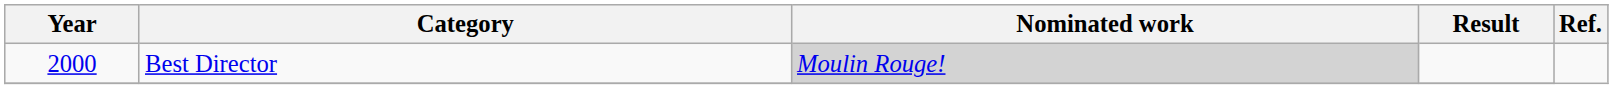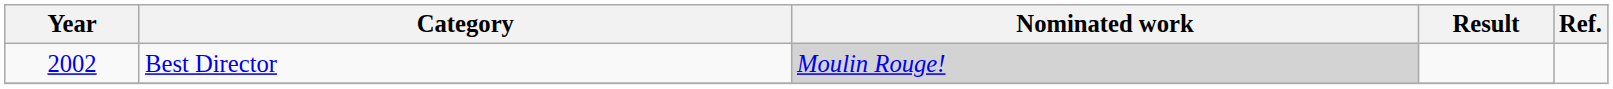(72, 63) 2000 -> (72, 63) 2002
